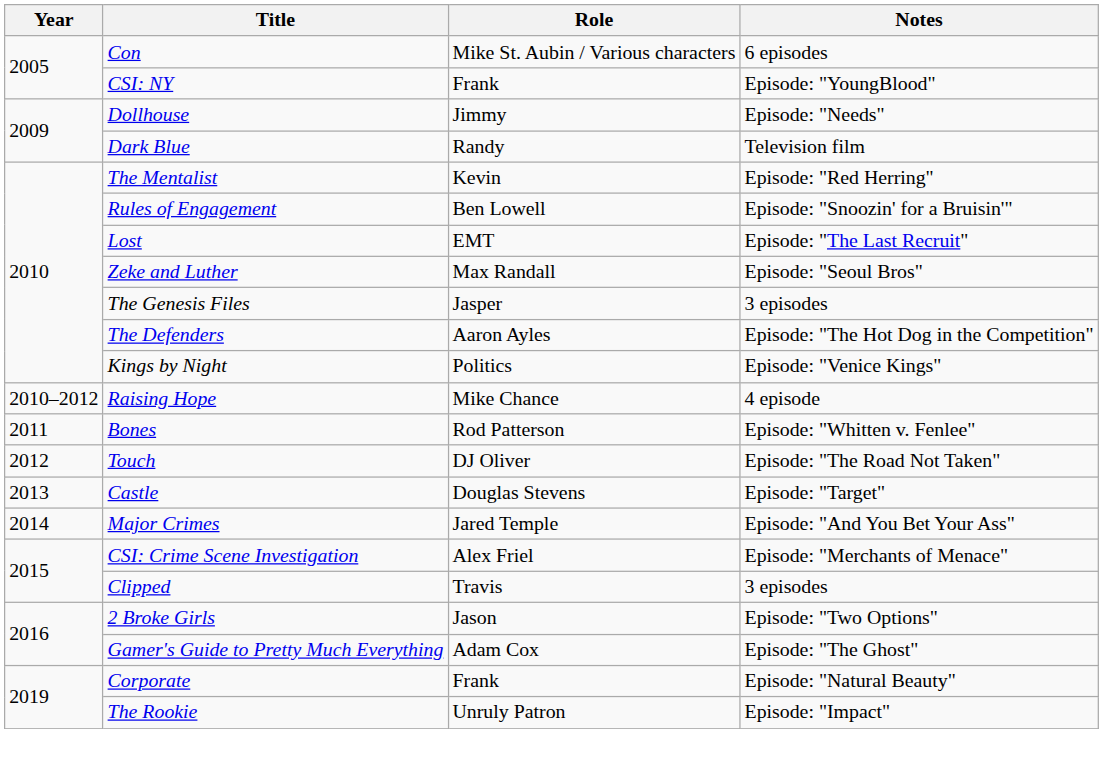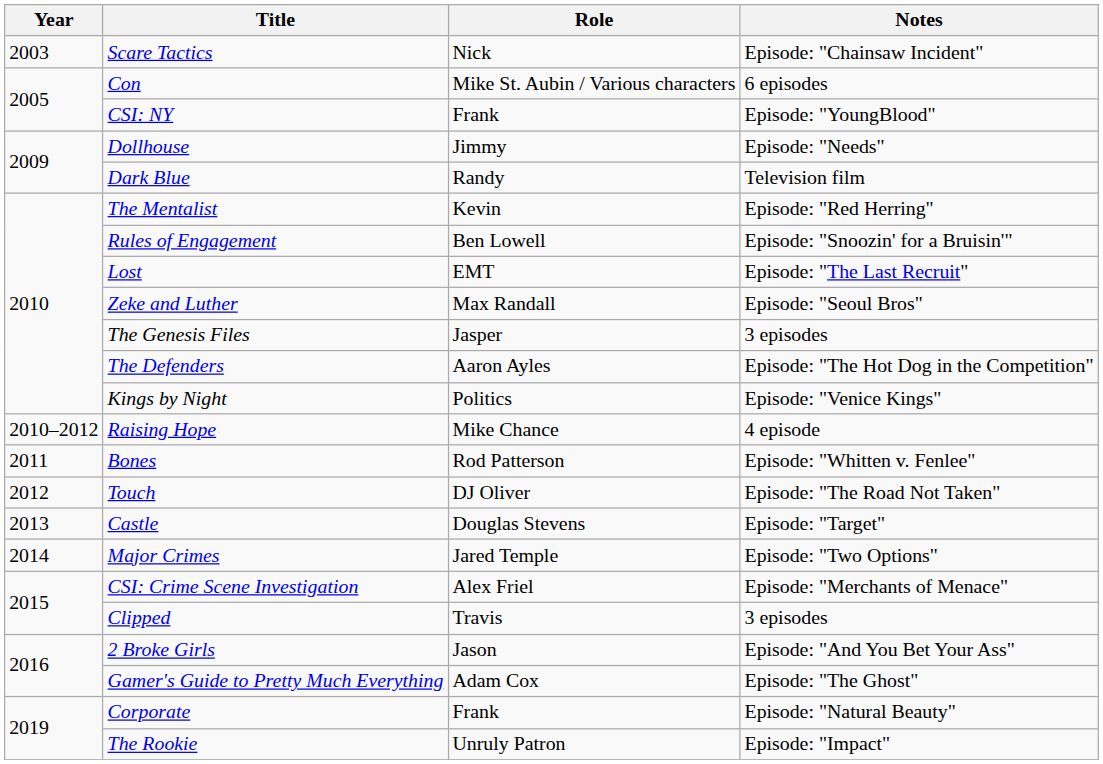+ row: (160, 51)
(880, 523) Episode: "And You Bet Your Ass" -> (841, 555) Episode: "Two Options"
(841, 618) Episode: "Two Options" -> (880, 649) Episode: "And You Bet Your Ass"
